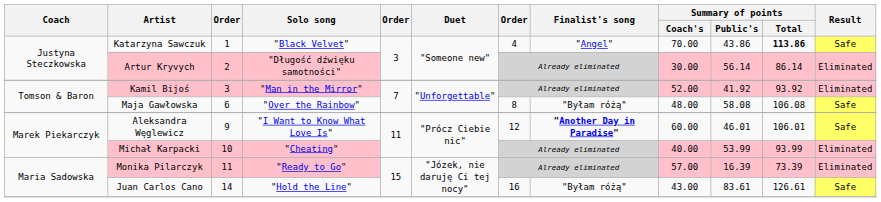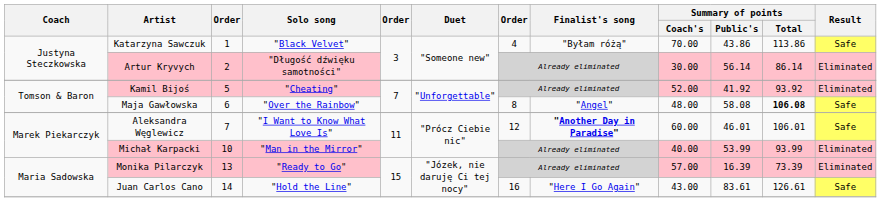(594, 44) "Angel" -> (594, 44) "Byłam różą"
(789, 44) bold -> (789, 44) normal
(227, 88) 3 -> (227, 88) 5
(311, 88) "Man in the Mirror" -> (311, 88) "Cheating"
(594, 105) "Byłam różą" -> (594, 105) "Angel"
(789, 105) normal -> (789, 105) bold
(227, 127) 9 -> (227, 127) 7
(311, 149) "Cheating" -> (311, 149) "Man in the Mirror"
(227, 167) 11 -> (227, 167) 13
(594, 187) "Byłam różą" -> (594, 187) "Here I Go Again"
